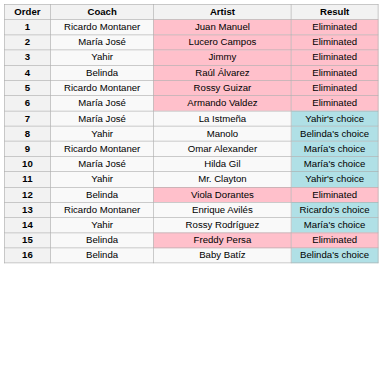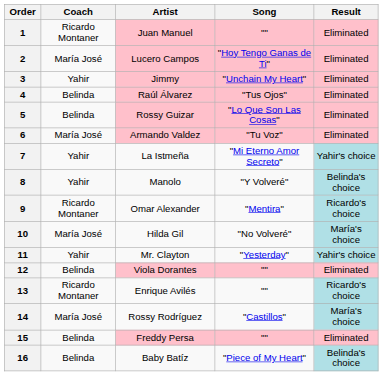+ column: (264, 12)
(102, 88) Ricardo Montaner -> (78, 115) Belinda
(102, 118) María José -> (78, 156) Yahir
(335, 149) María's choice -> (346, 208) Ricardo's choice
(102, 225) Yahir -> (78, 317) María José
